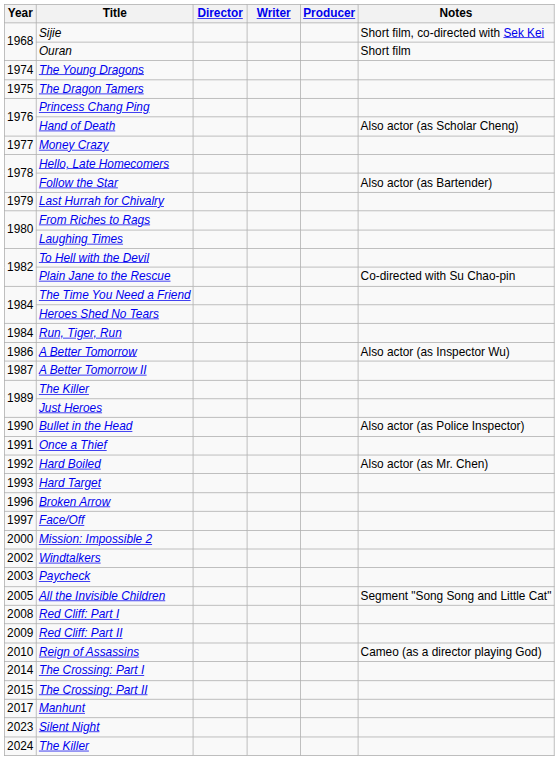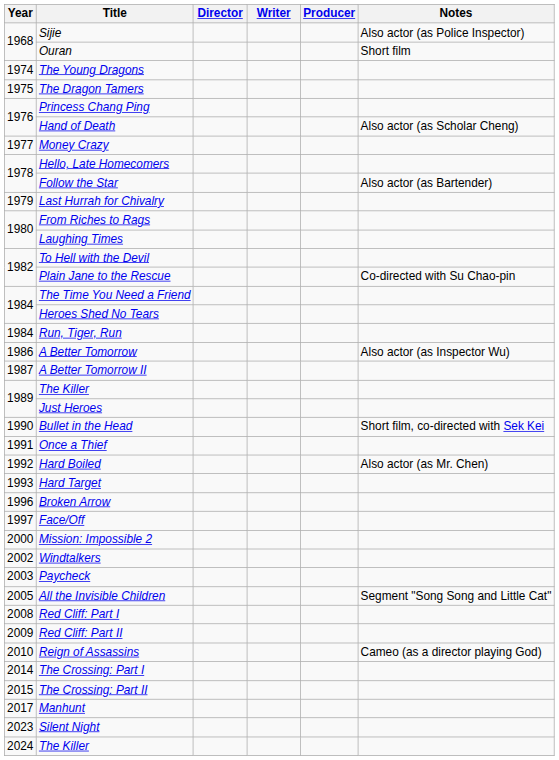(452, 32) Short film, co-directed with Sek Kei -> (443, 32) Also actor (as Police Inspector)
(443, 426) Also actor (as Police Inspector) -> (452, 426) Short film, co-directed with Sek Kei
